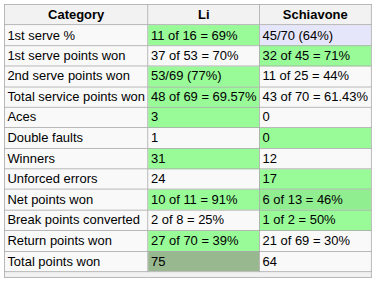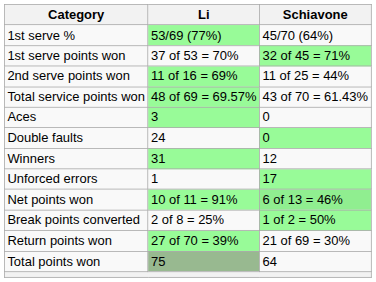(194, 35) 11 of 16 = 69% -> (186, 35) 53/69 (77%)
(298, 35) lavender background -> (298, 35) no background
(186, 76) 53/69 (77%) -> (194, 76) 11 of 16 = 69%
(155, 138) 1 -> (158, 138) 24
(158, 179) 24 -> (155, 179) 1
